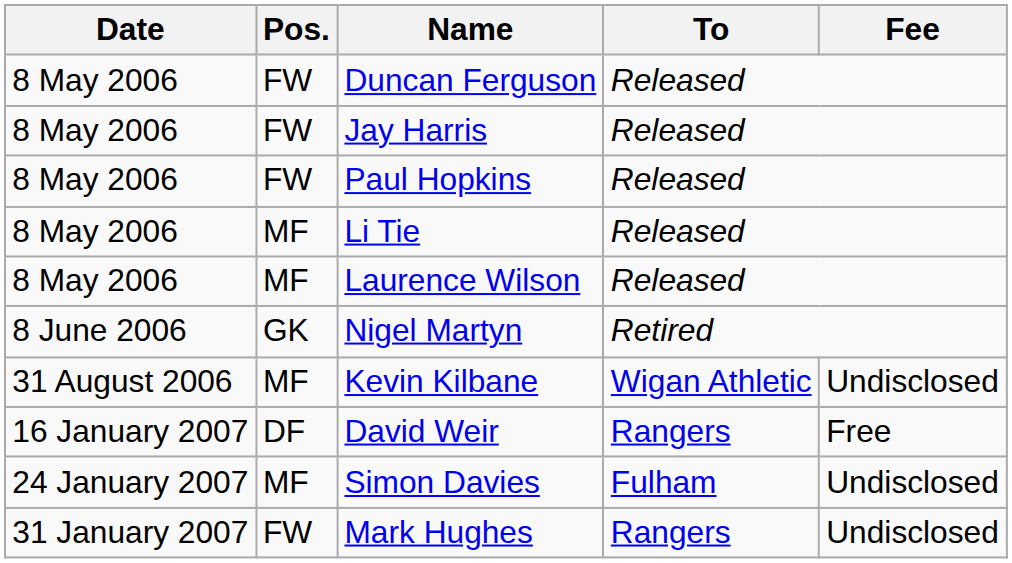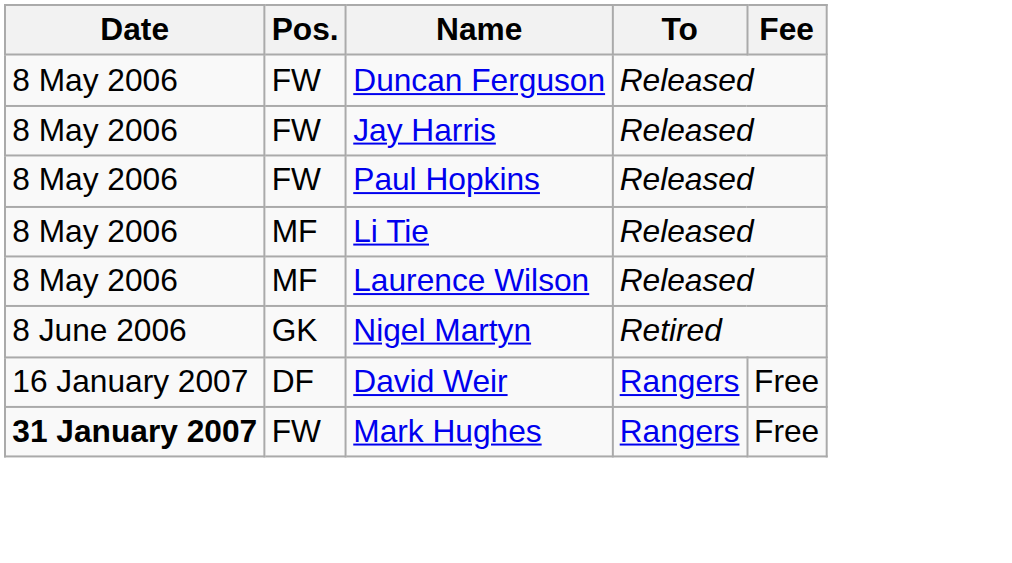- row: (441, 381)
- row: (442, 481)
(130, 532) normal -> (135, 431) bold
(913, 532) Undisclosed -> (787, 431) Free
